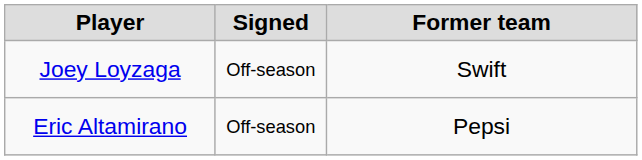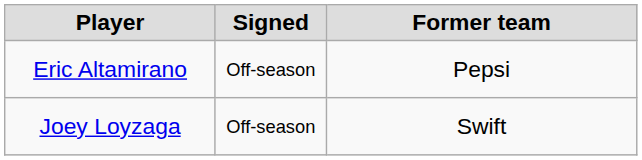rows swapped: (110, 126) <-> (110, 69)
